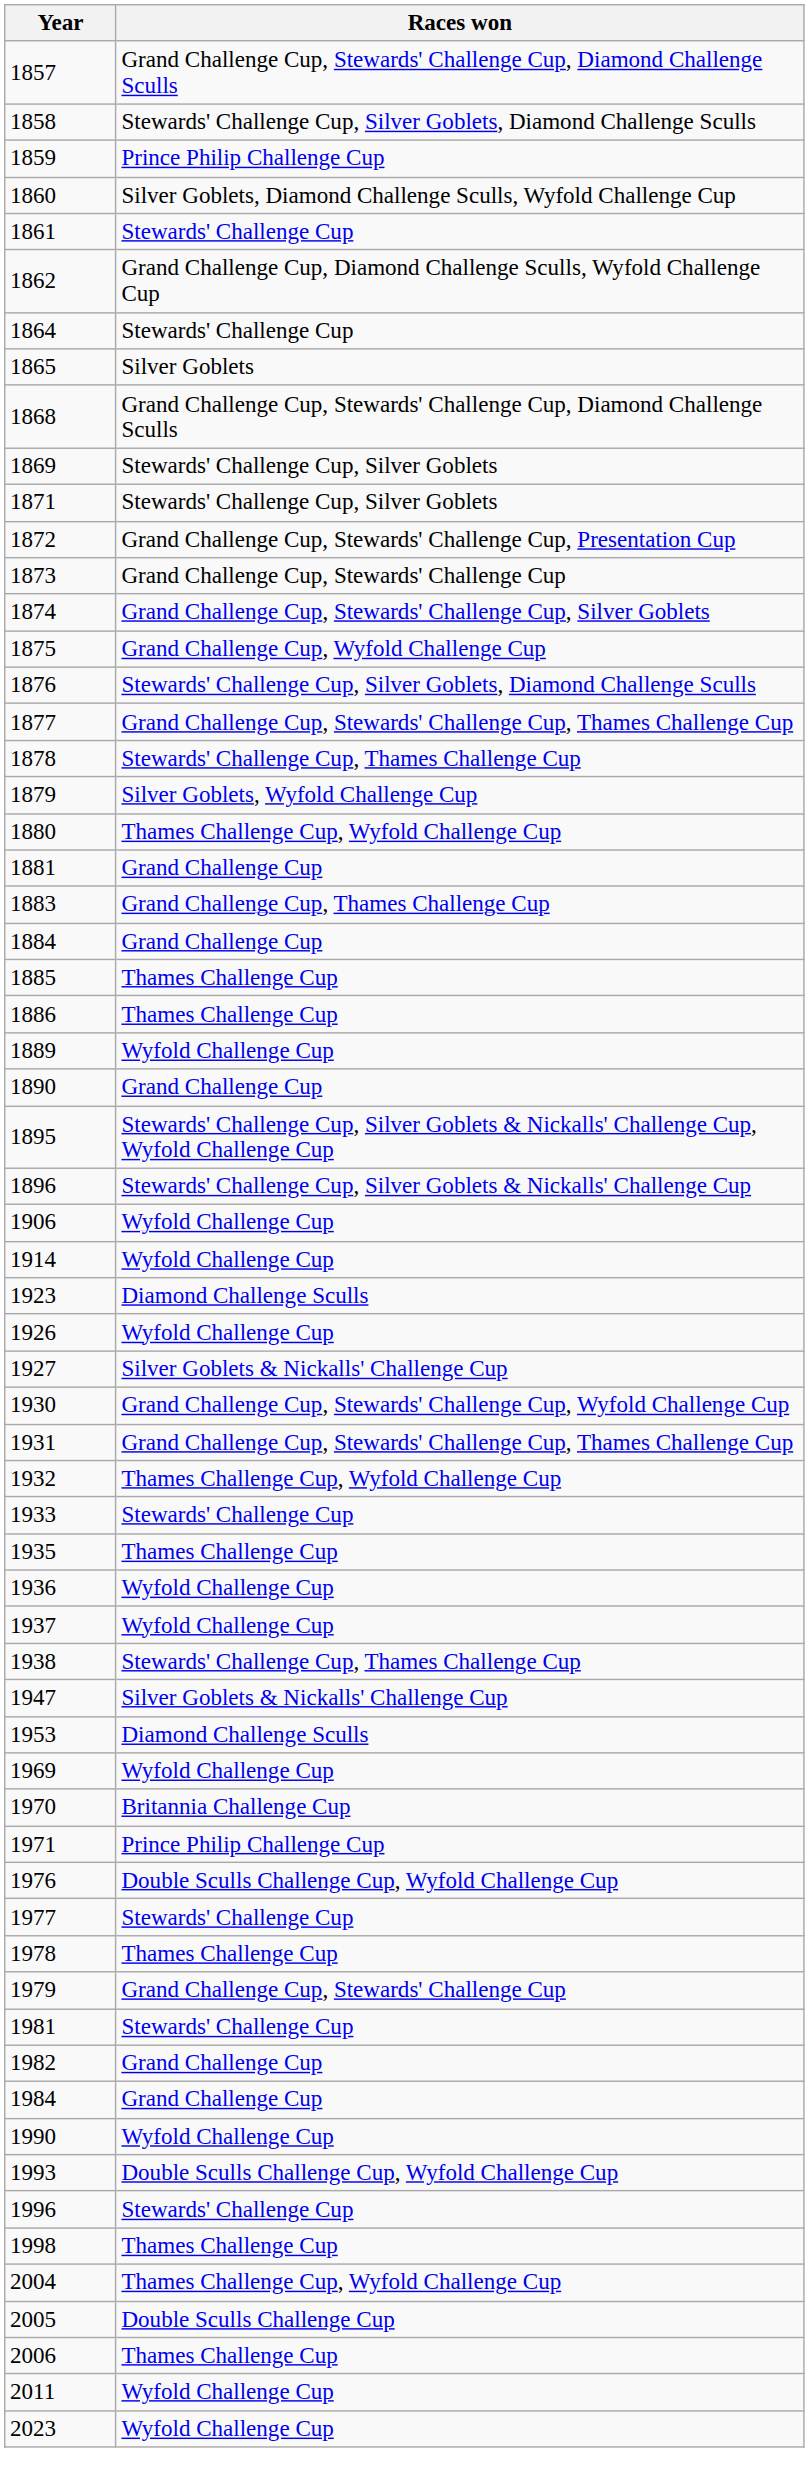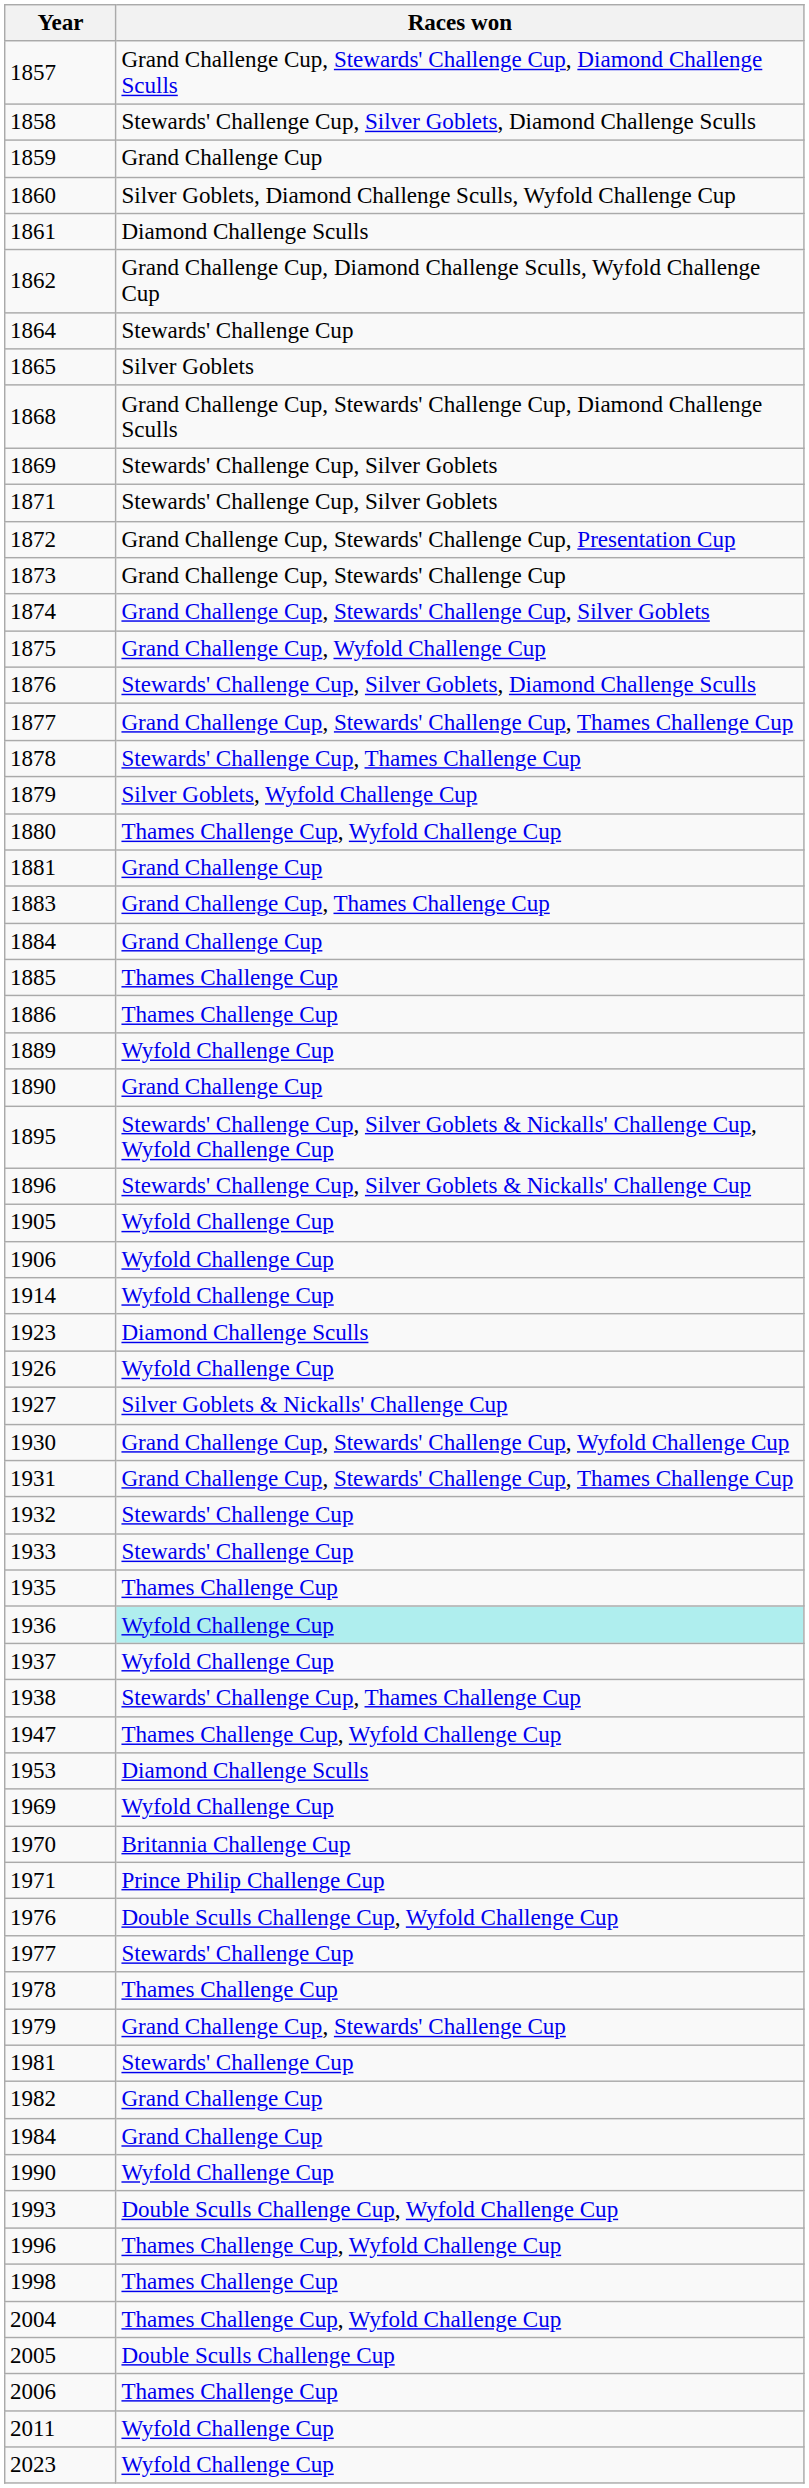(253, 158) Prince Philip Challenge Cup -> (222, 158) Grand Challenge Cup
(237, 231) Stewards' Challenge Cup -> (245, 231) Diamond Challenge Sculls
+ row: (33, 1222)
(341, 1478) Thames Challenge Cup, Wyfold Challenge Cup -> (237, 1514) Stewards' Challenge Cup
(228, 1588) no background -> (228, 1624) paleturquoise background
(315, 1697) Silver Goblets & Nickalls' Challenge Cup -> (341, 1734) Thames Challenge Cup, Wyfold Challenge Cup
(237, 2209) Stewards' Challenge Cup -> (341, 2245) Thames Challenge Cup, Wyfold Challenge Cup
